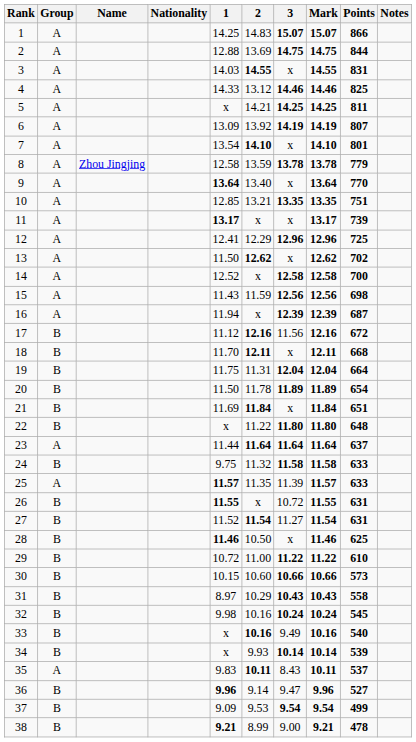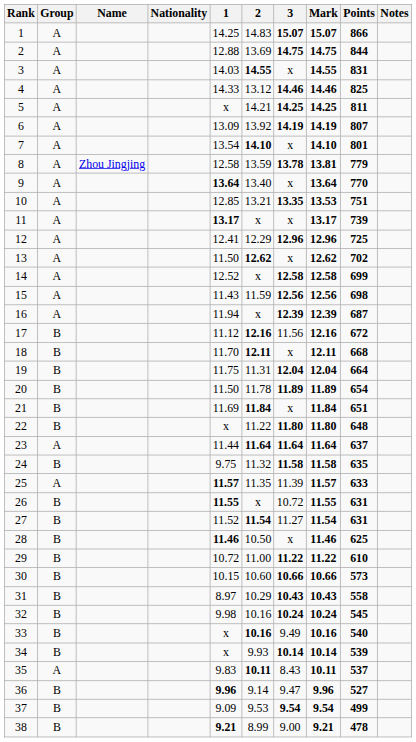(323, 164) 13.78 -> (323, 164) 13.81
(323, 201) 13.35 -> (323, 201) 13.53
(359, 276) 700 -> (359, 276) 699
(359, 464) 633 -> (359, 464) 635
